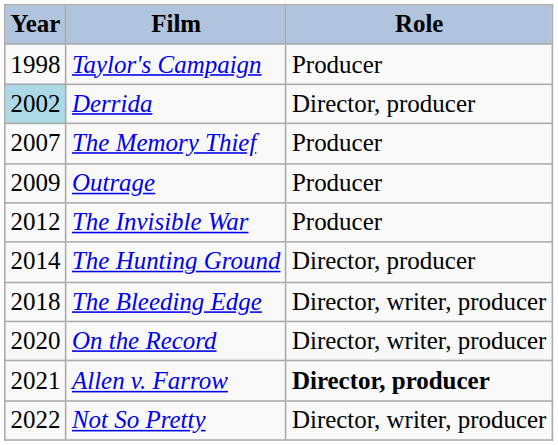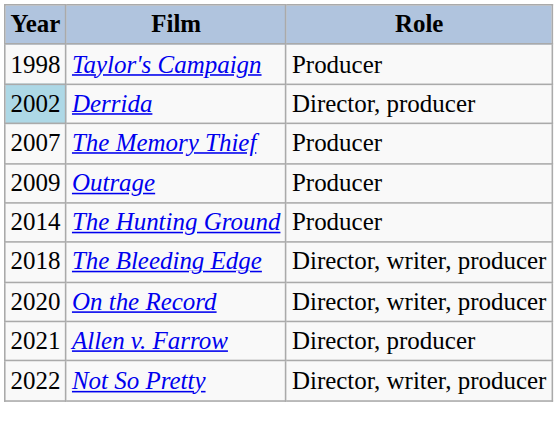- row: (160, 222)
(384, 261) Director, producer -> (337, 222) Producer
(391, 380) bold -> (384, 340) normal
